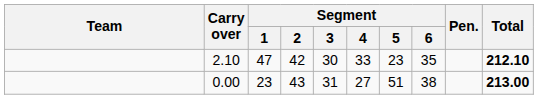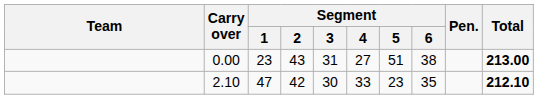rows swapped: (226, 82) <-> (226, 60)
